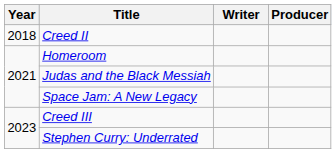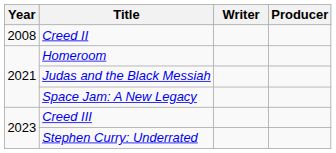(22, 35) 2018 -> (22, 35) 2008
